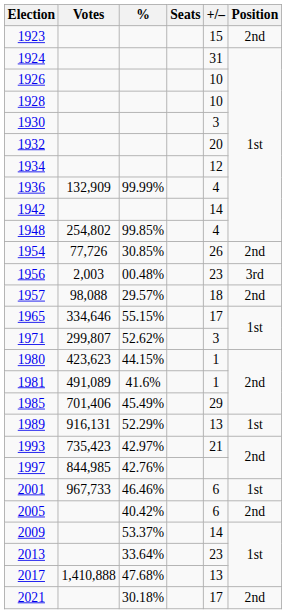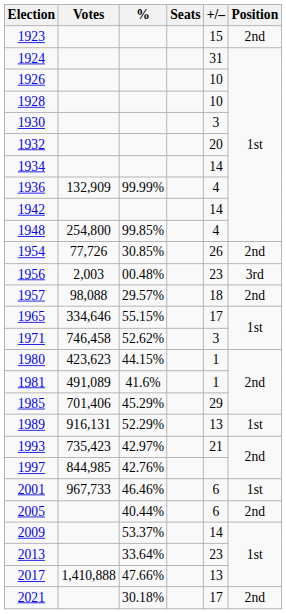(216, 166) 12 -> (216, 166) 14
(89, 230) 254,802 -> (89, 230) 254,800
(89, 338) 299,807 -> (89, 338) 746,458
(143, 403) 45.49% -> (143, 403) 45.29%
(143, 511) 40.42% -> (143, 511) 40.44%
(143, 576) 47.68% -> (143, 576) 47.66%
